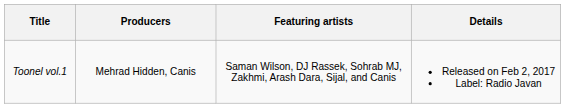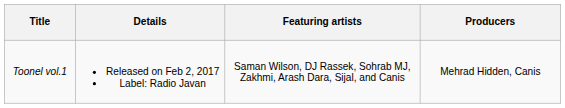columns swapped: (486, 22) <-> (146, 22)
